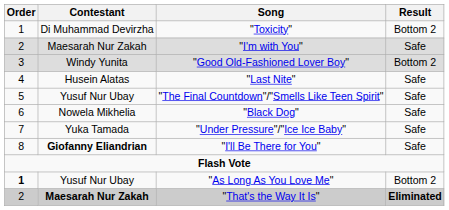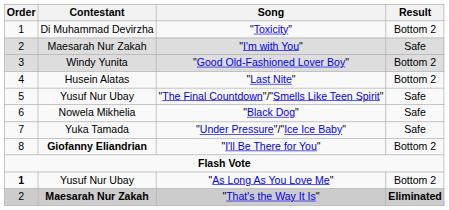(415, 79) Safe -> (415, 79) Bottom 2
(415, 146) Safe -> (415, 146) Bottom 2
